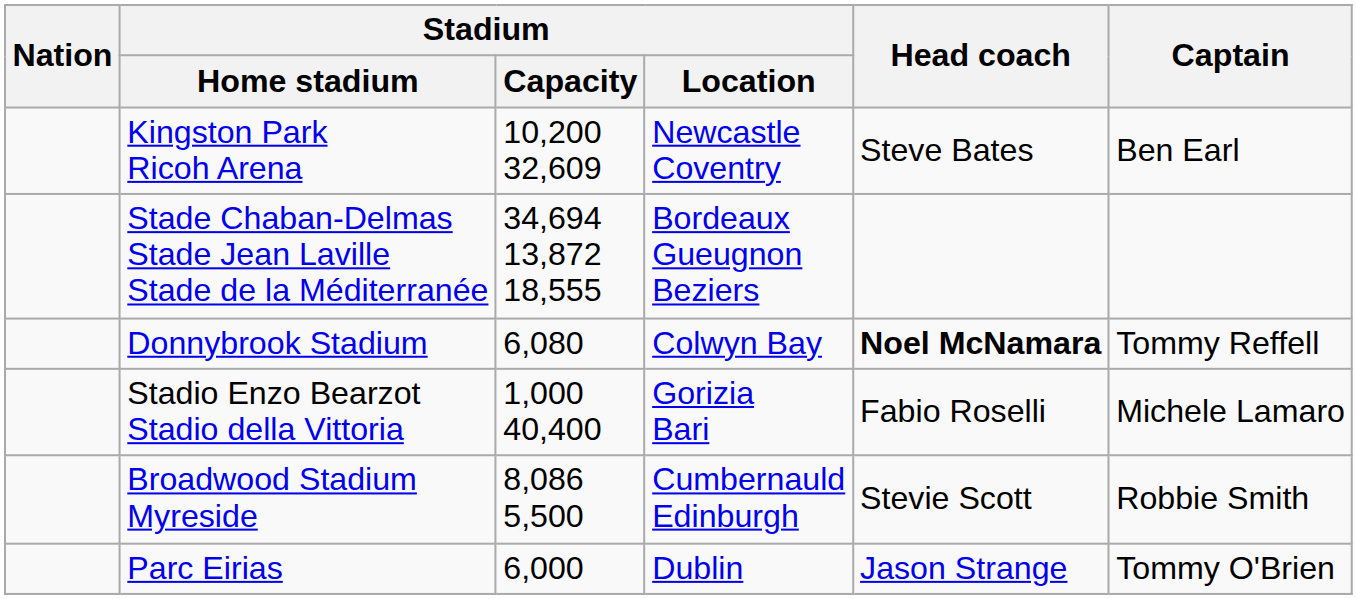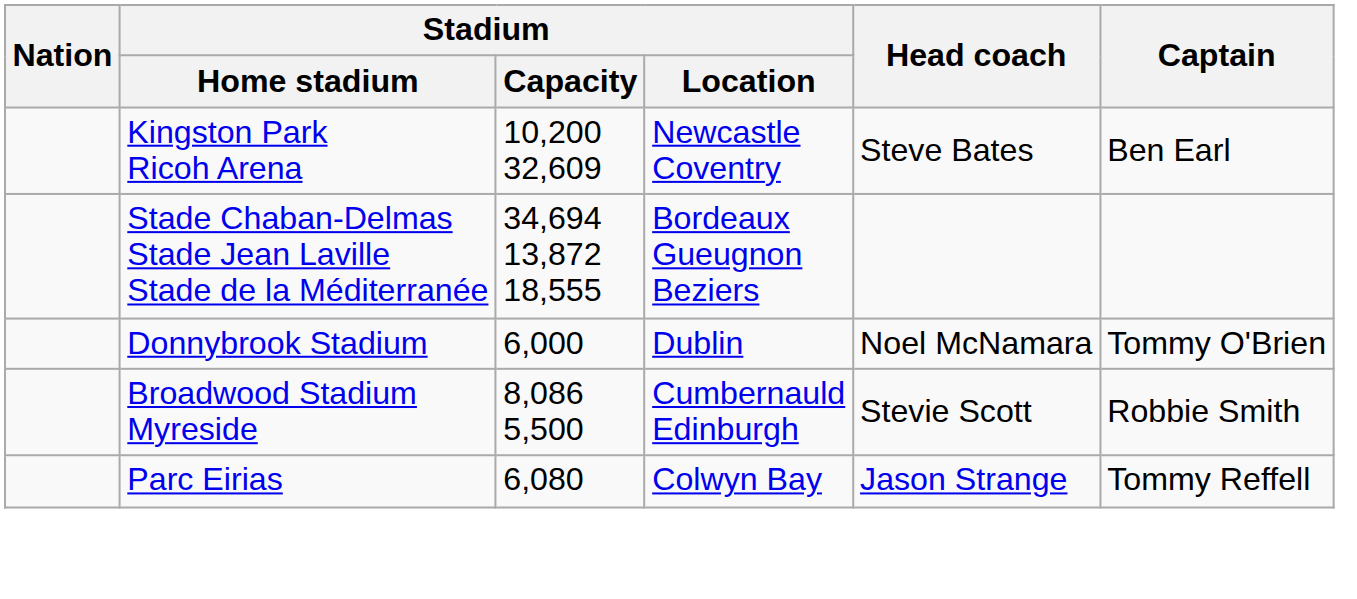(544, 342) 6,080 -> (544, 342) 6,000
(737, 342) Colwyn Bay -> (698, 342) Dublin
(981, 342) bold -> (976, 342) normal
(1218, 342) Tommy Reffell -> (1217, 342) Tommy O'Brien
- row: (274, 411)
(544, 567) 6,000 -> (544, 480) 6,080
(698, 567) Dublin -> (737, 480) Colwyn Bay
(1226, 567) Tommy O'Brien -> (1209, 480) Tommy Reffell
